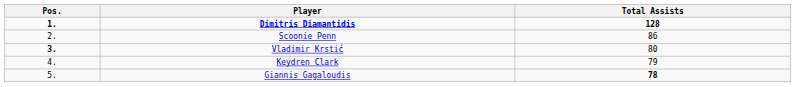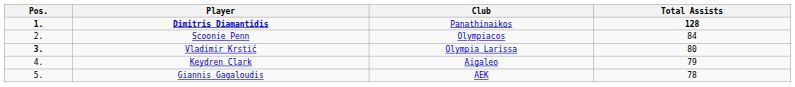+ column: (481, 11)
(653, 37) 86 -> (692, 37) 84
(653, 75) bold -> (692, 75) normal
